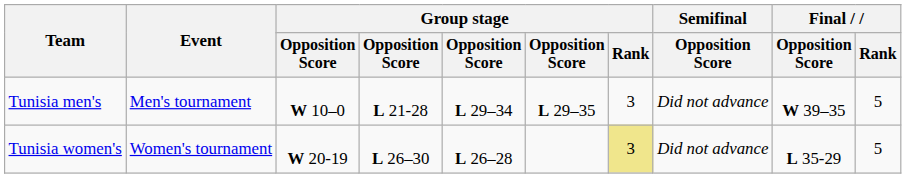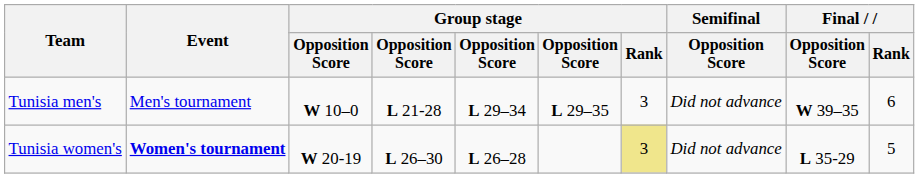(878, 101) 5 -> (891, 101) 6
(201, 149) normal -> (208, 149) bold
